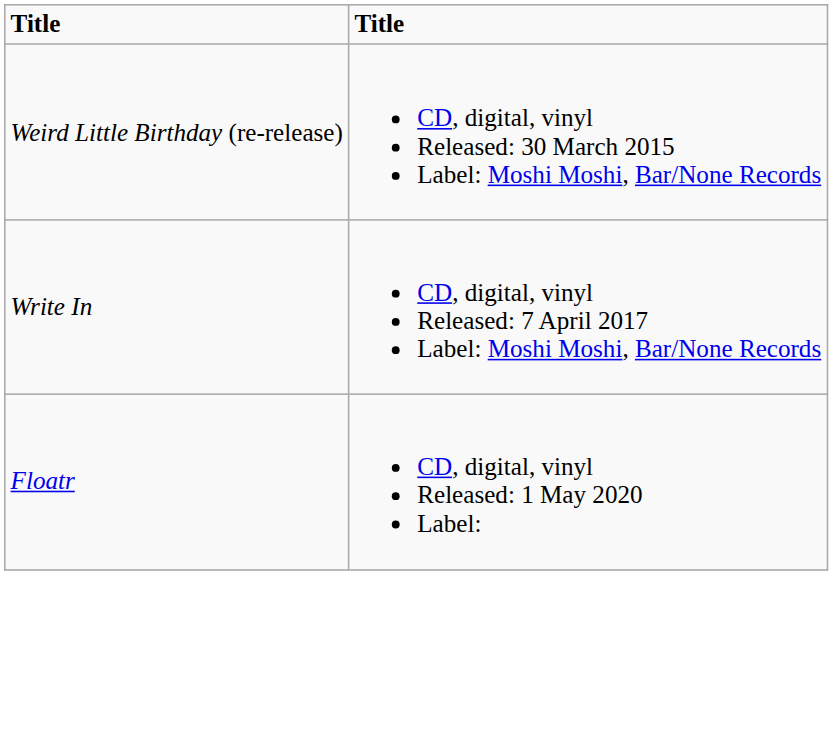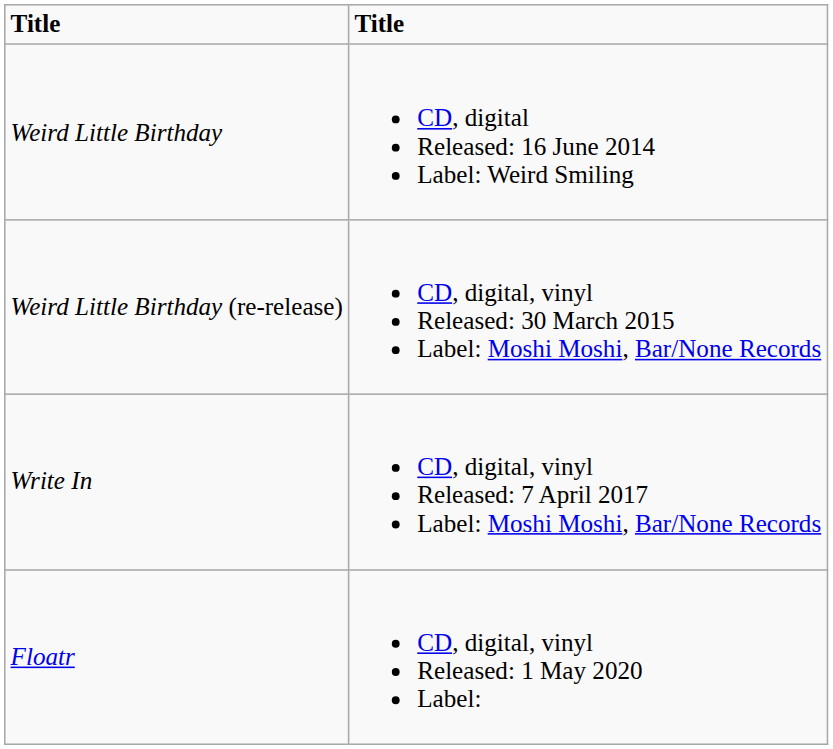+ row: (116, 131)
